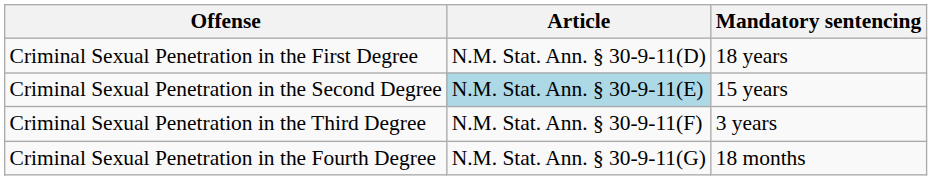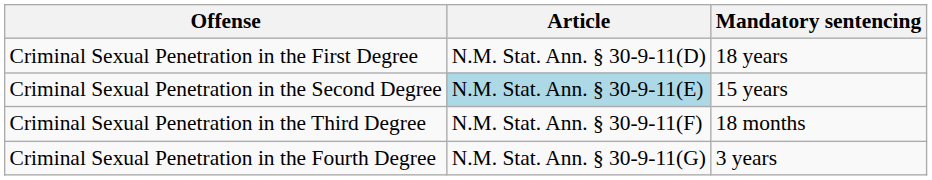(746, 123) 3 years -> (761, 123) 18 months
(761, 157) 18 months -> (746, 157) 3 years
